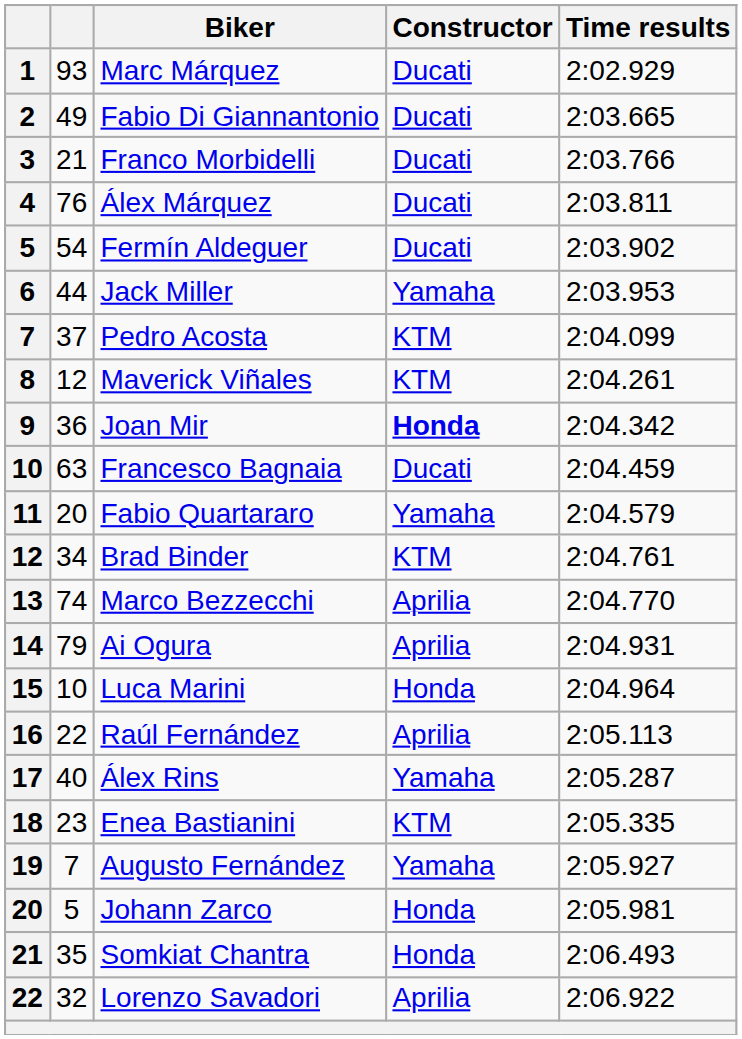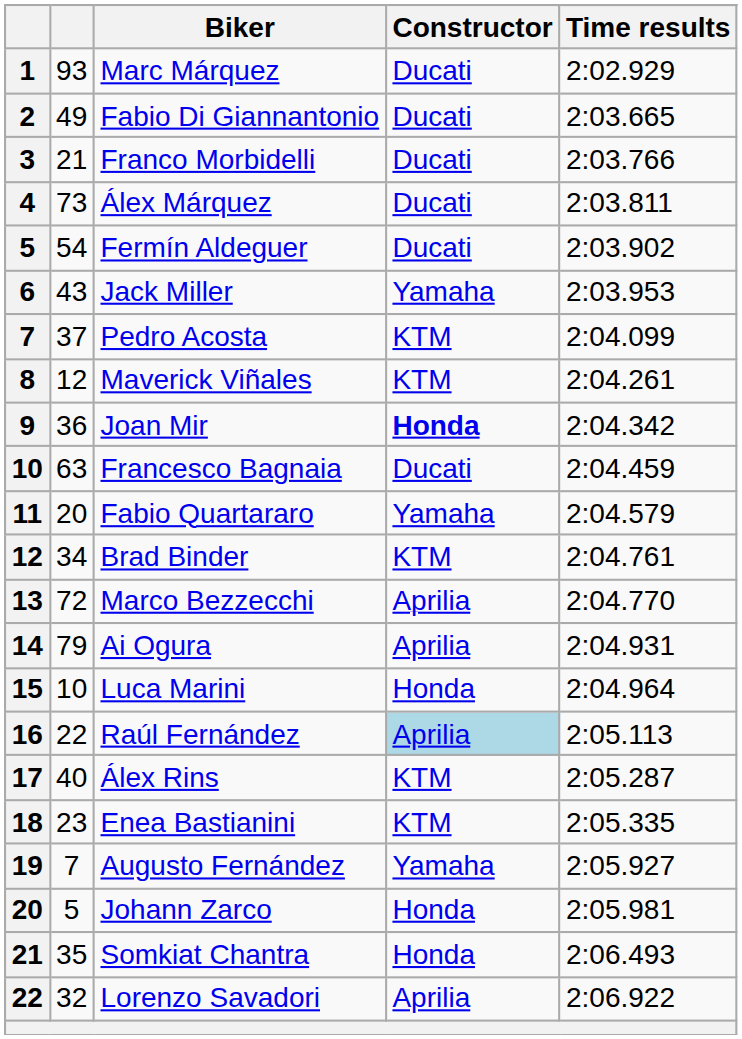(72, 203) 76 -> (72, 203) 73
(72, 292) 44 -> (72, 292) 43
(72, 601) 74 -> (72, 601) 72
(431, 733) no background -> (431, 733) lightblue background
(444, 777) Yamaha -> (422, 777) KTM
